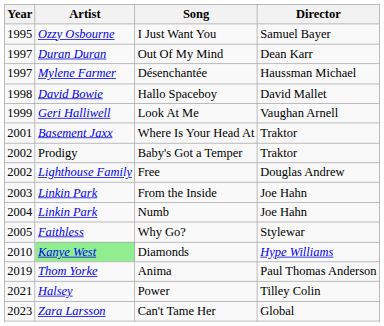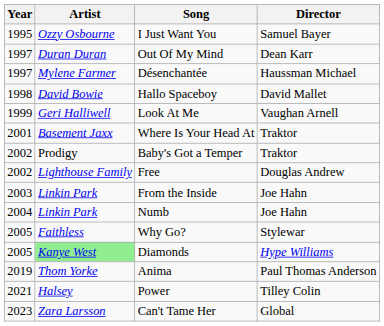(20, 251) 2010 -> (20, 251) 2005
